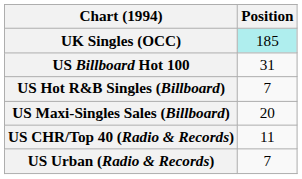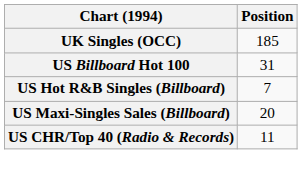(267, 40) paleturquoise background -> (267, 40) no background
- row: (121, 161)
